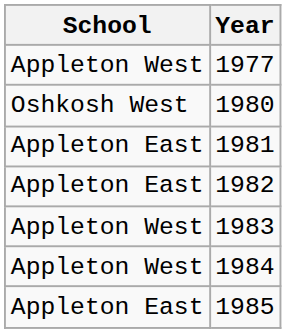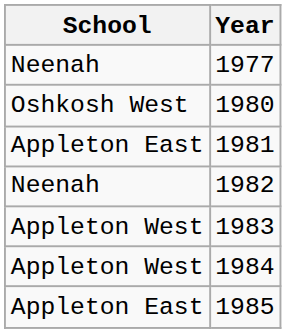(107, 65) Appleton West -> (55, 65) Neenah
(107, 186) Appleton East -> (55, 186) Neenah
